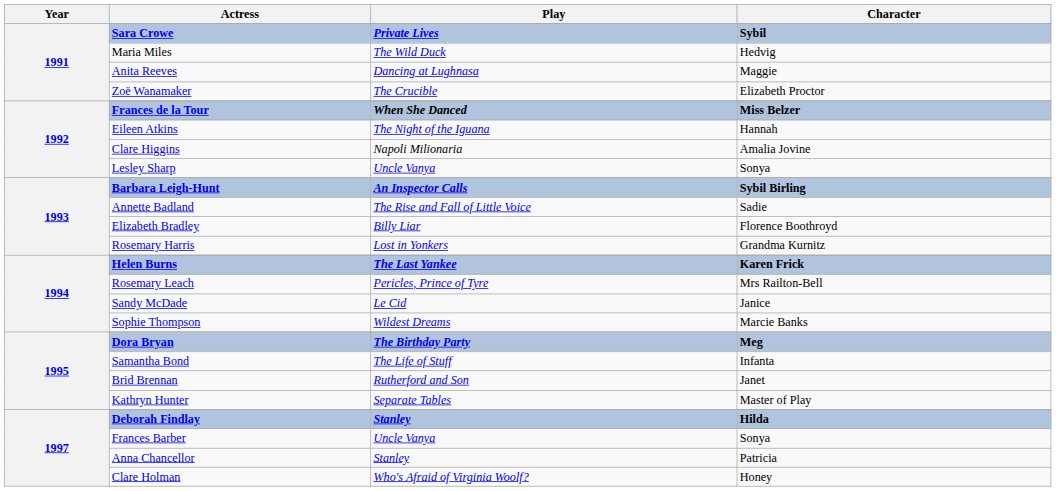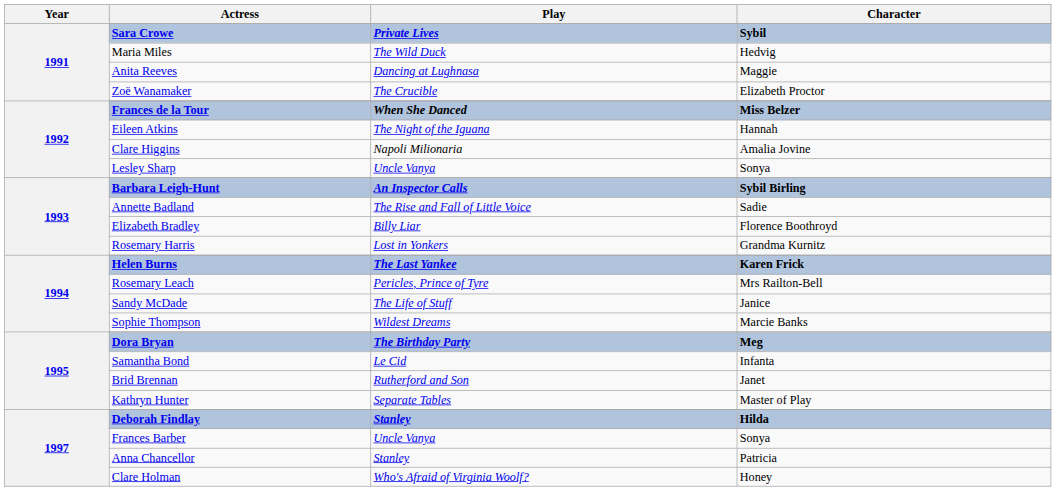(390, 303) Le Cid -> (412, 303) The Life of Stuff
(412, 361) The Life of Stuff -> (390, 361) Le Cid
